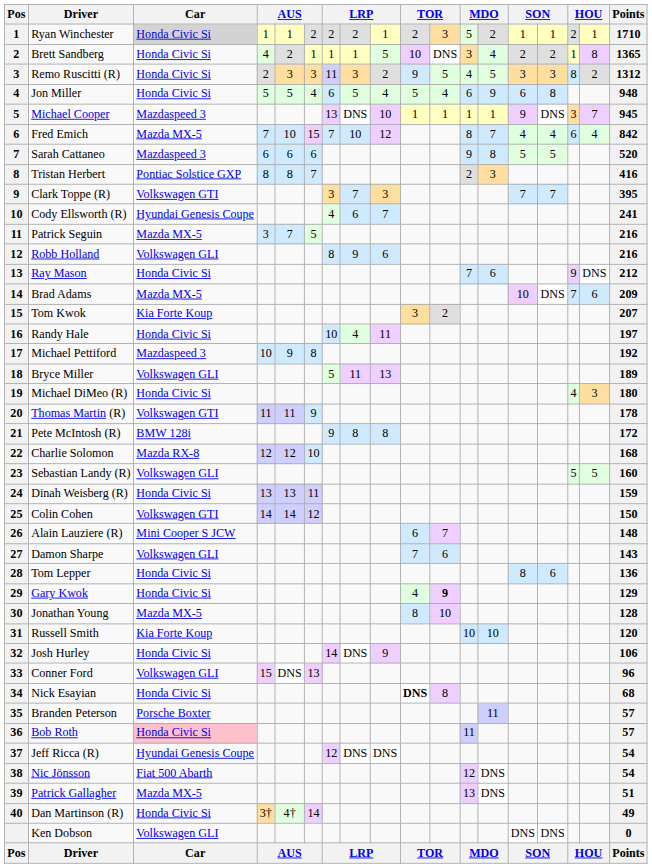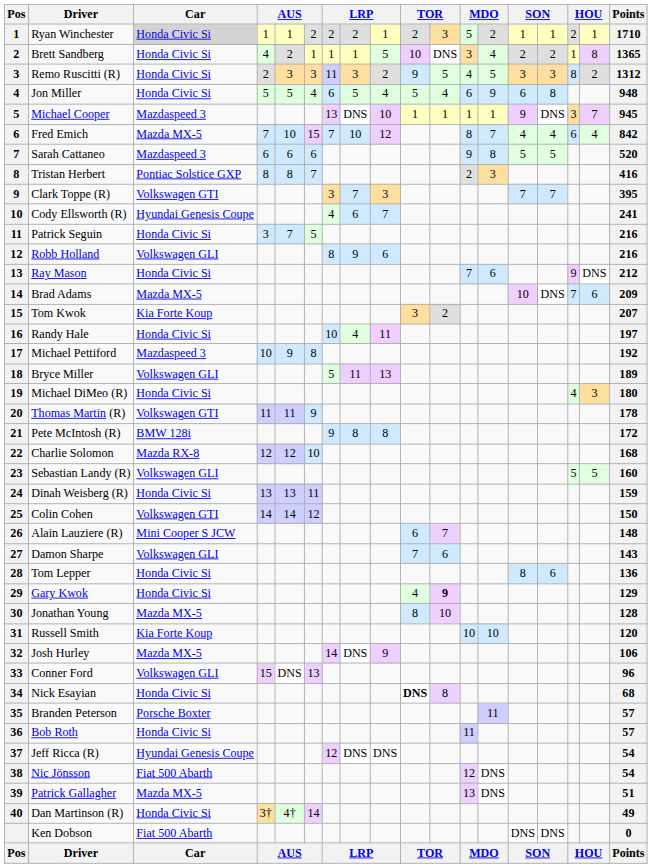(169, 233) Mazda MX-5 -> (174, 233) Honda Civic Si
(174, 653) Honda Civic Si -> (169, 653) Mazda MX-5
(174, 732) pink background -> (174, 732) no background
(177, 832) Volkswagen GLI -> (174, 832) Fiat 500 Abarth
